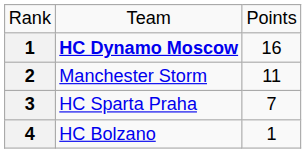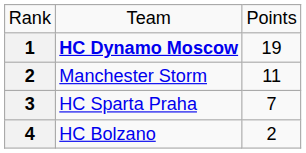(272, 47) 16 -> (272, 47) 19
(272, 133) 1 -> (272, 133) 2
